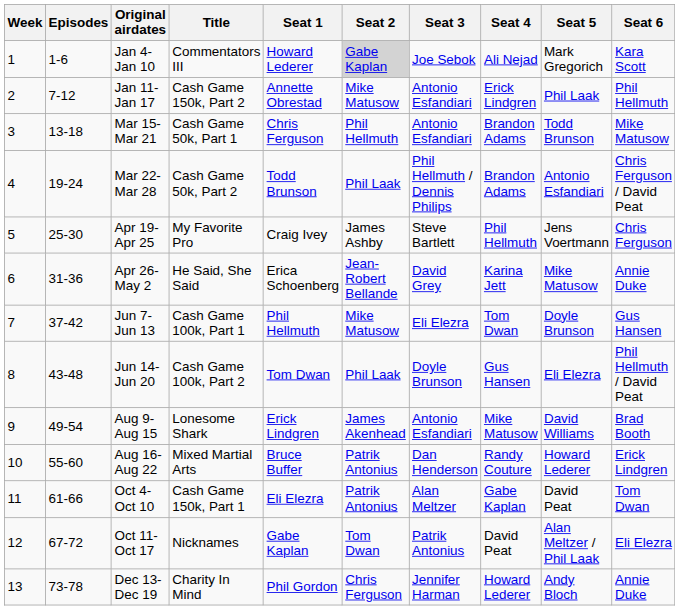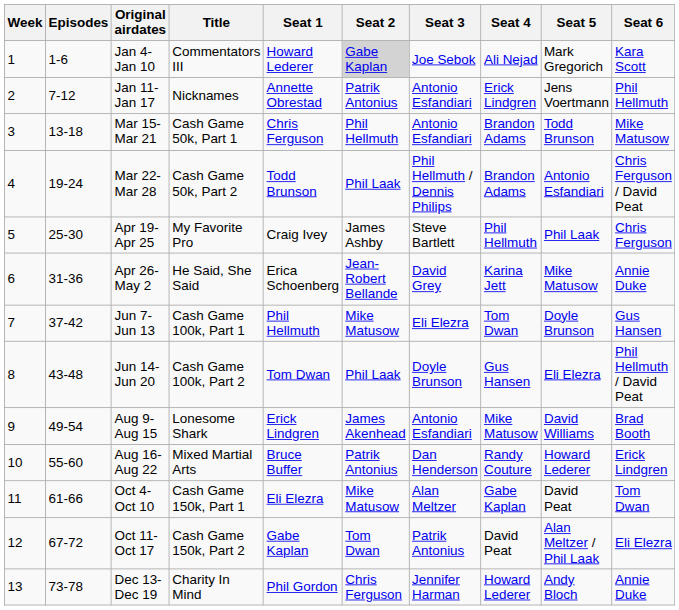(209, 95) Cash Game 150k, Part 2 -> (206, 95) Nicknames
(372, 95) Mike Matusow -> (371, 95) Patrik Antonius
(572, 95) Phil Laak -> (576, 95) Jens Voertmann
(576, 235) Jens Voertmann -> (572, 235) Phil Laak
(371, 499) Patrik Antonius -> (372, 499) Mike Matusow
(206, 543) Nicknames -> (209, 543) Cash Game 150k, Part 2
